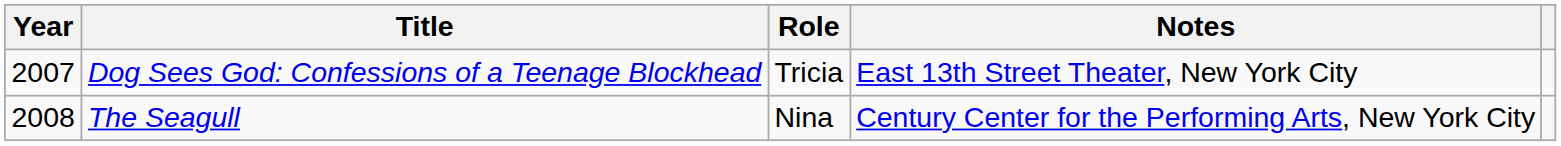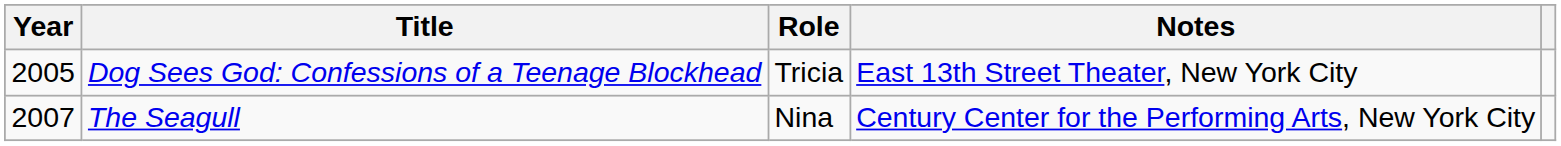(43, 72) 2007 -> (43, 72) 2005
(43, 117) 2008 -> (43, 117) 2007
